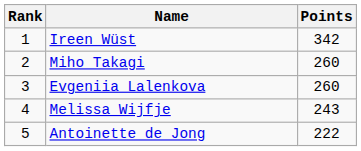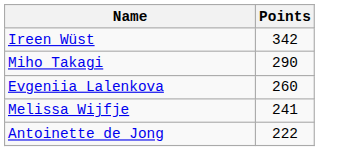- column: (25, 16)
(327, 63) 260 -> (285, 63) 290
(327, 110) 243 -> (285, 110) 241
